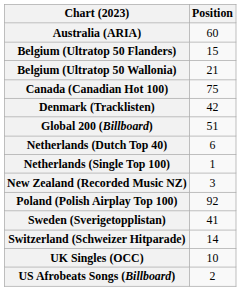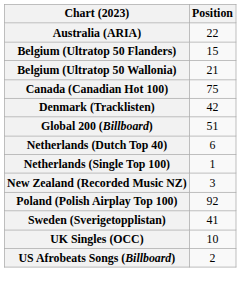(213, 32) 60 -> (213, 32) 22
- row: (97, 239)
